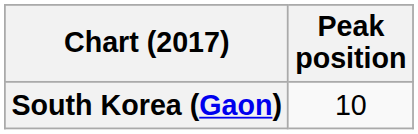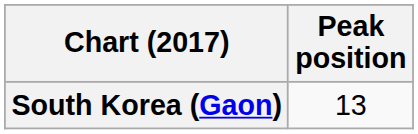(351, 104) 10 -> (351, 104) 13
